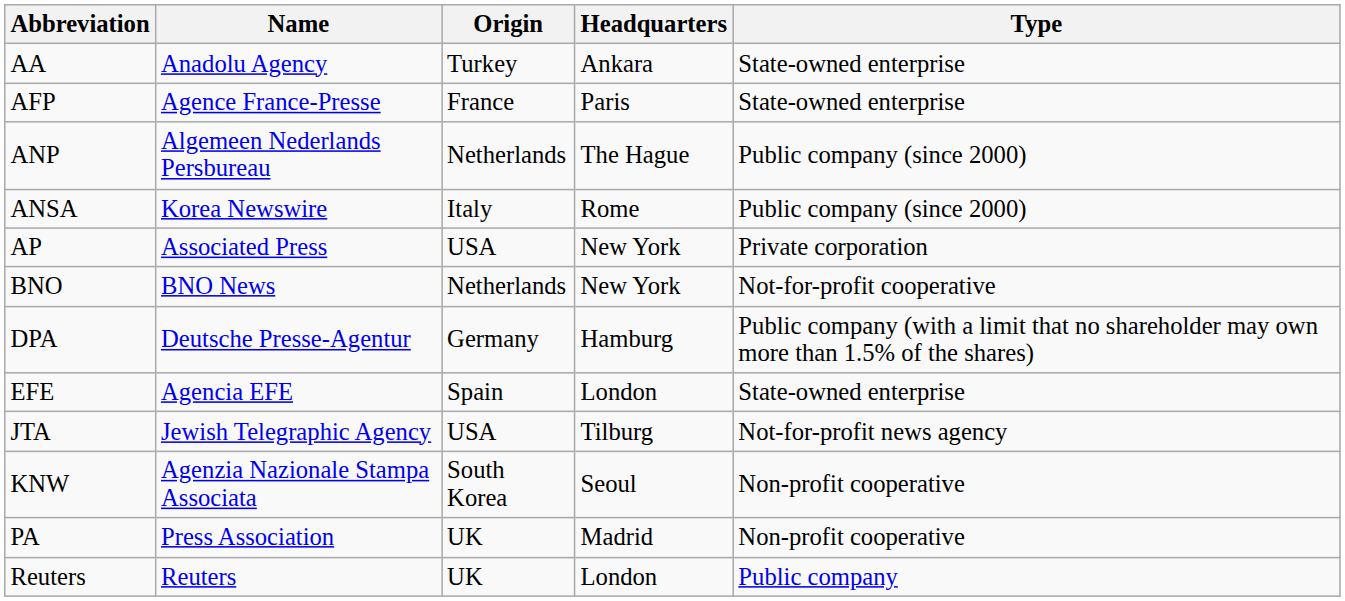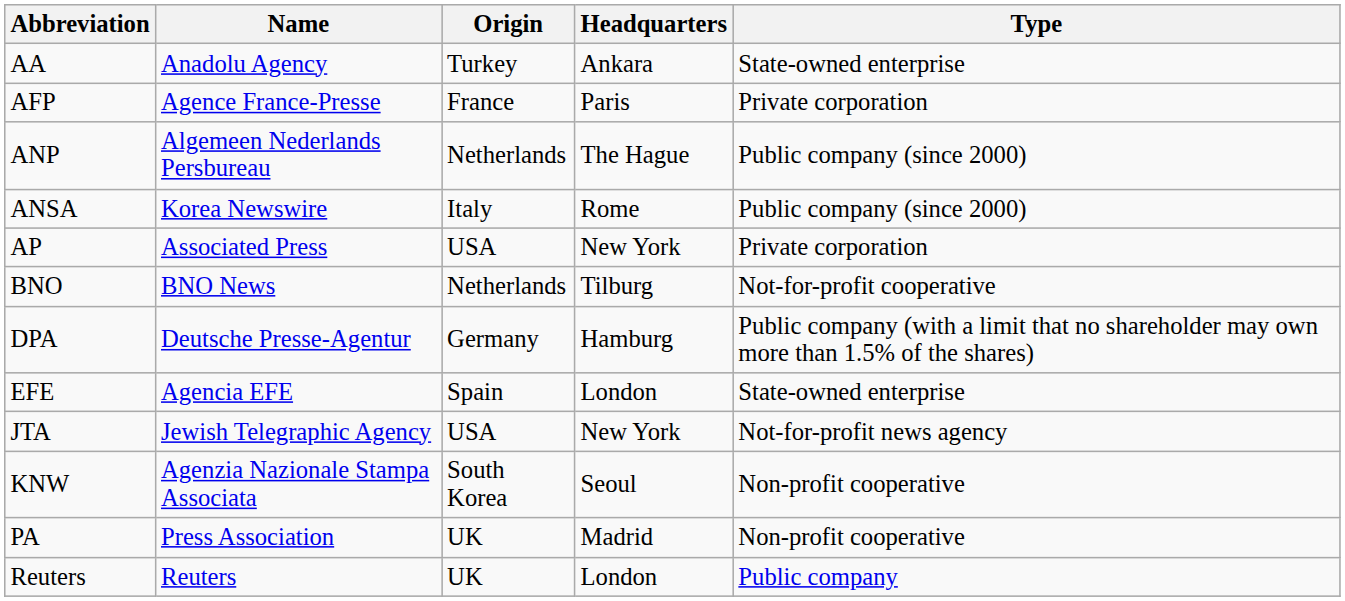(852, 102) State-owned enterprise -> (833, 102) Private corporation
(631, 286) New York -> (617, 286) Tilburg
(617, 431) Tilburg -> (631, 431) New York
